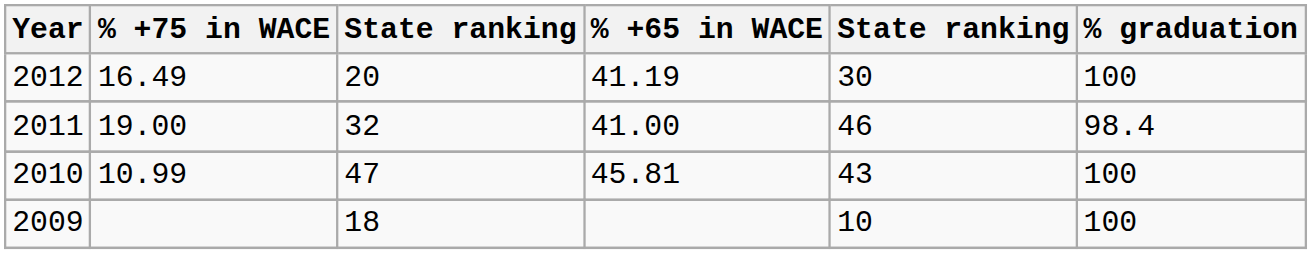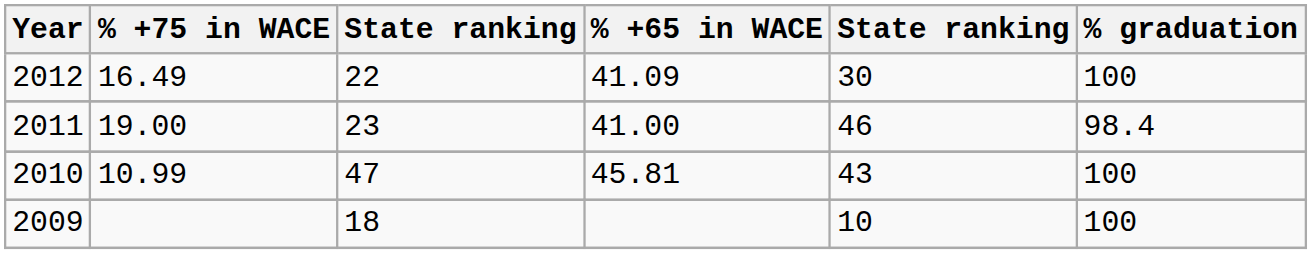(362, 78) 20 -> (362, 78) 22
(635, 78) 41.19 -> (635, 78) 41.09
(362, 126) 32 -> (362, 126) 23
